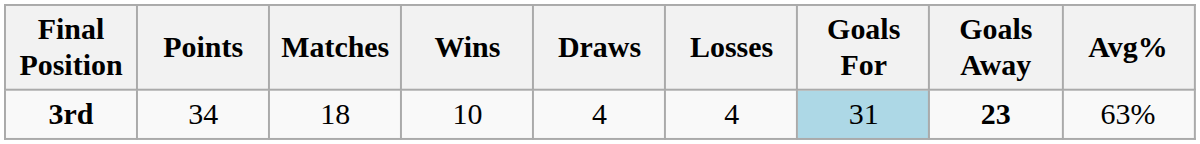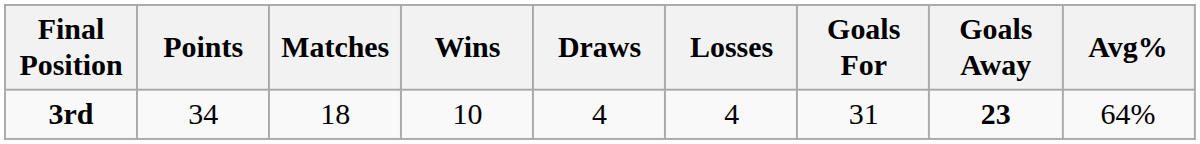(864, 114) lightblue background -> (864, 114) no background
(1128, 114) 63% -> (1128, 114) 64%
